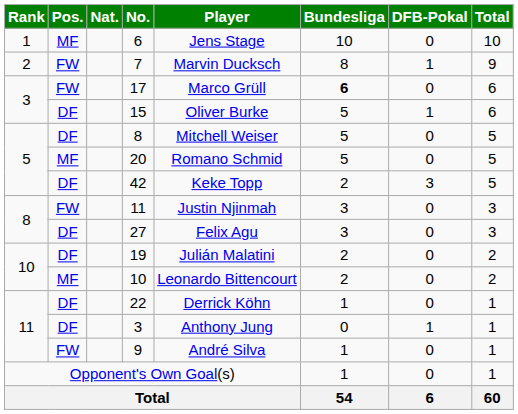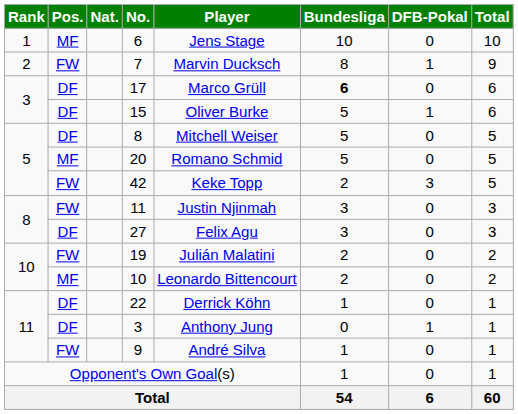(68, 88) FW -> (68, 88) DF
(68, 183) DF -> (68, 183) FW
(68, 255) DF -> (68, 255) FW
